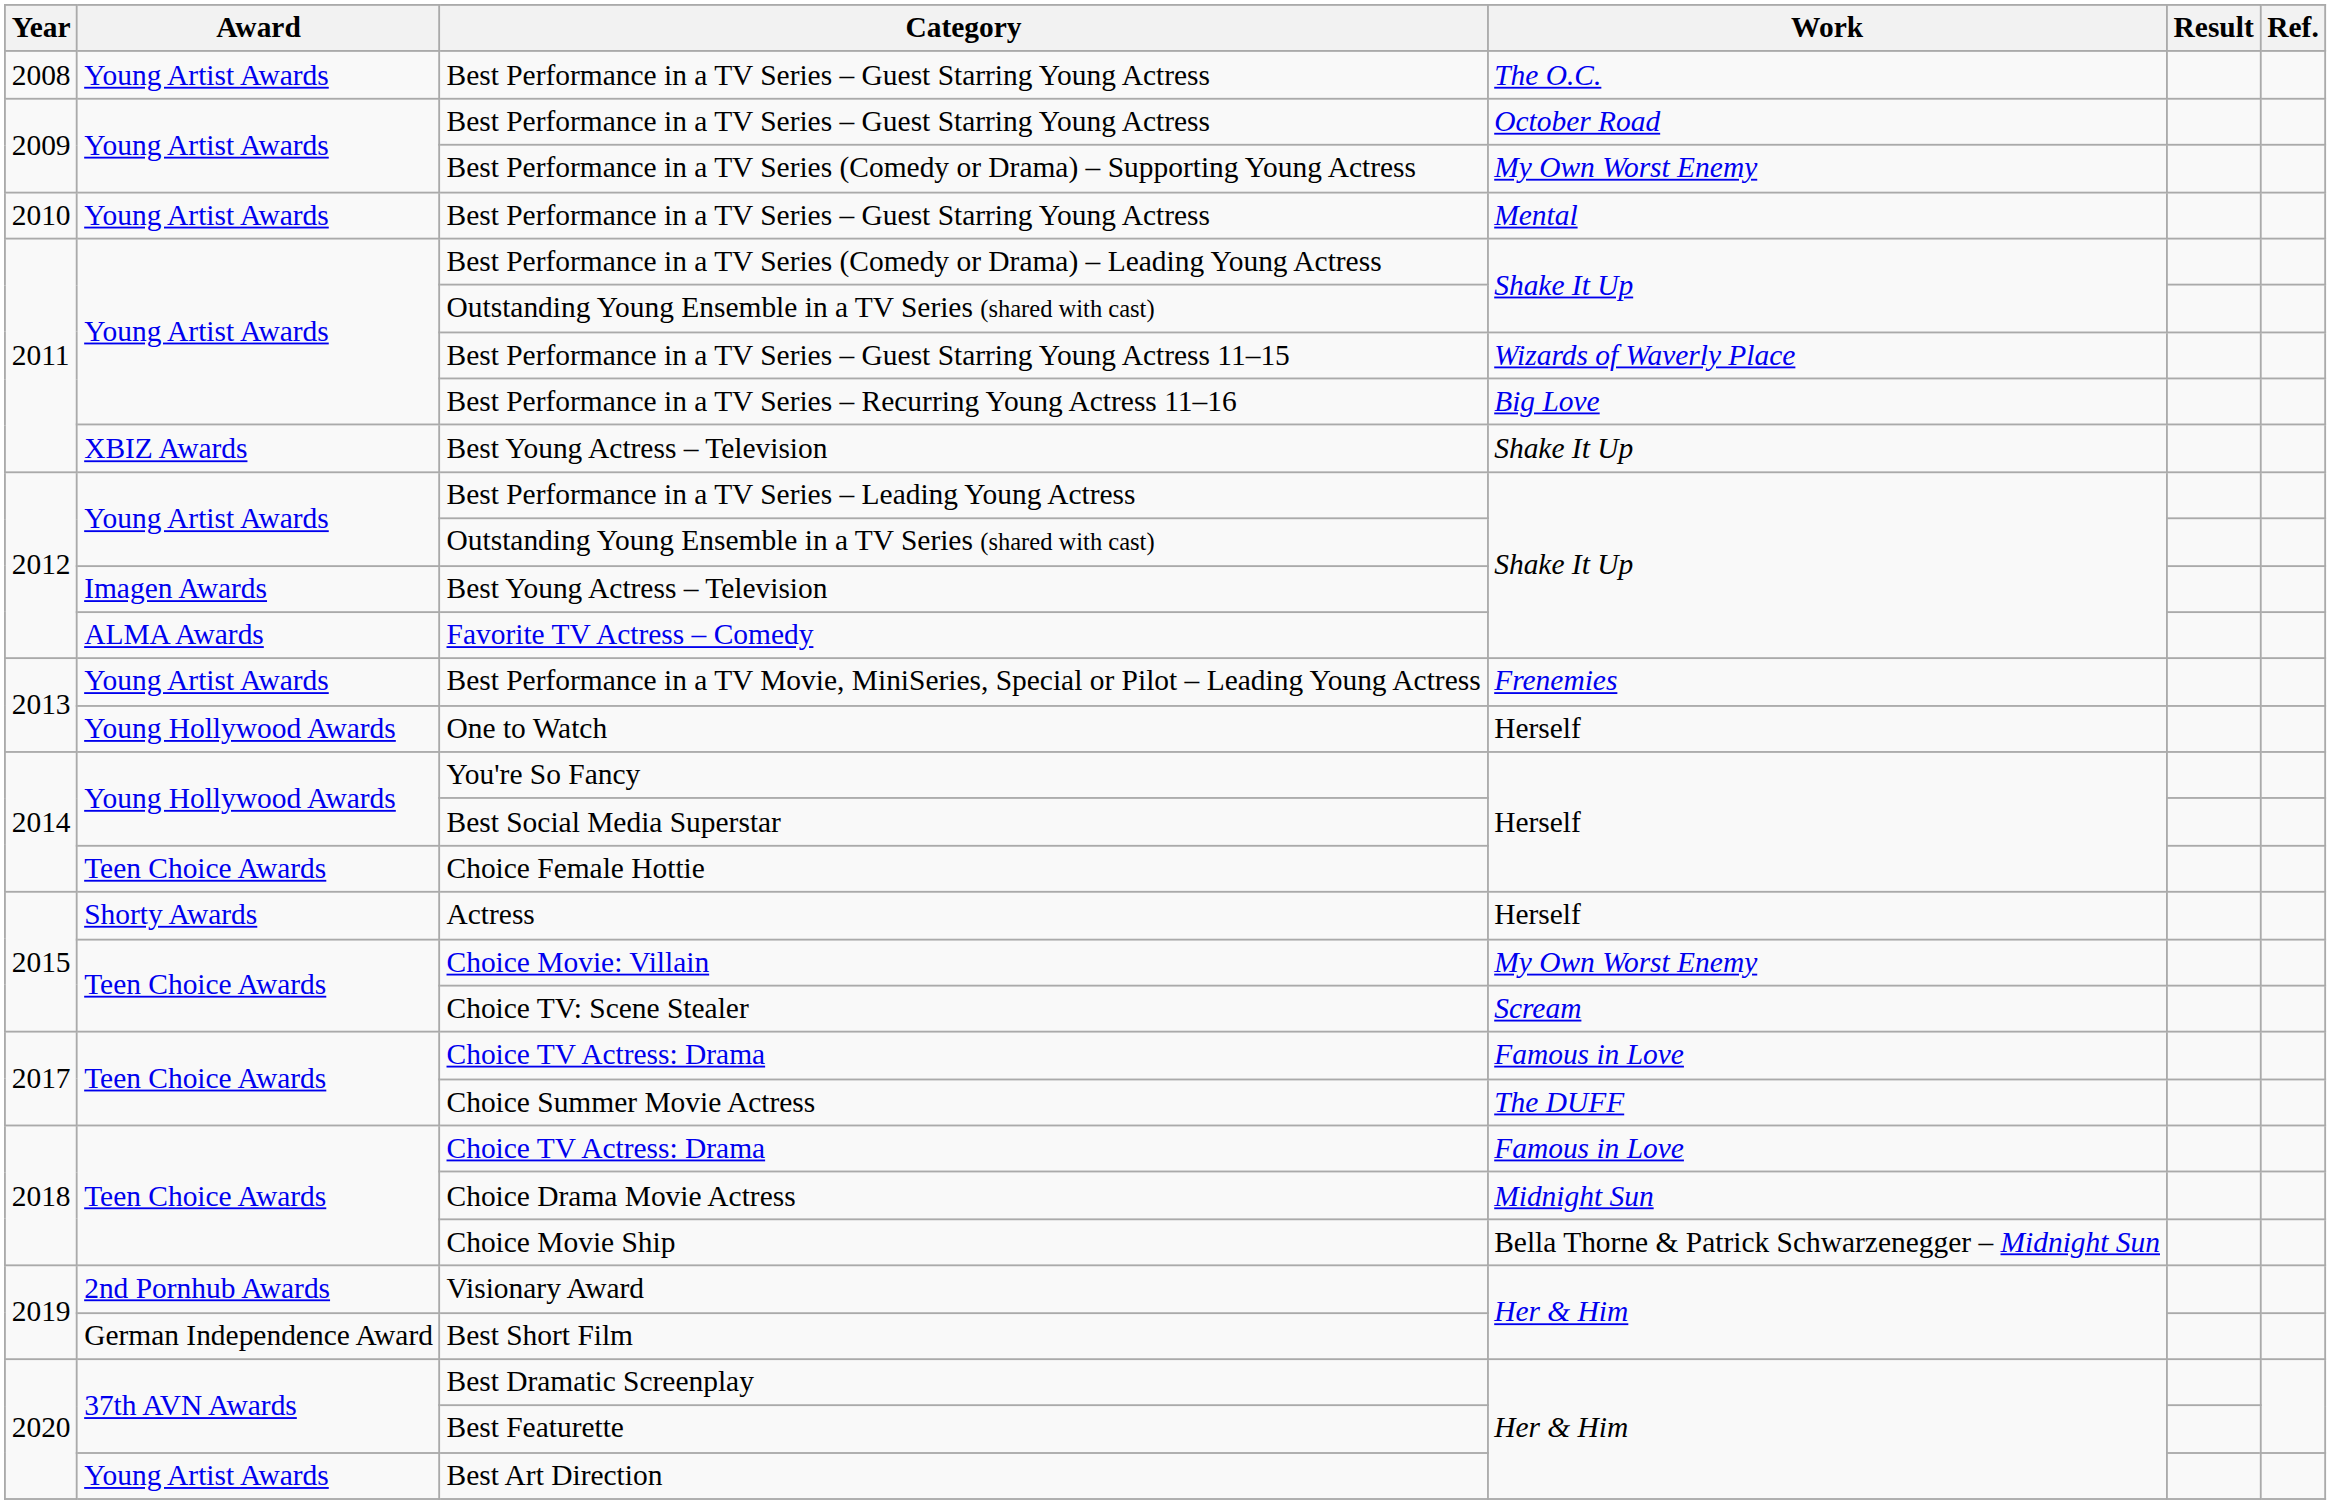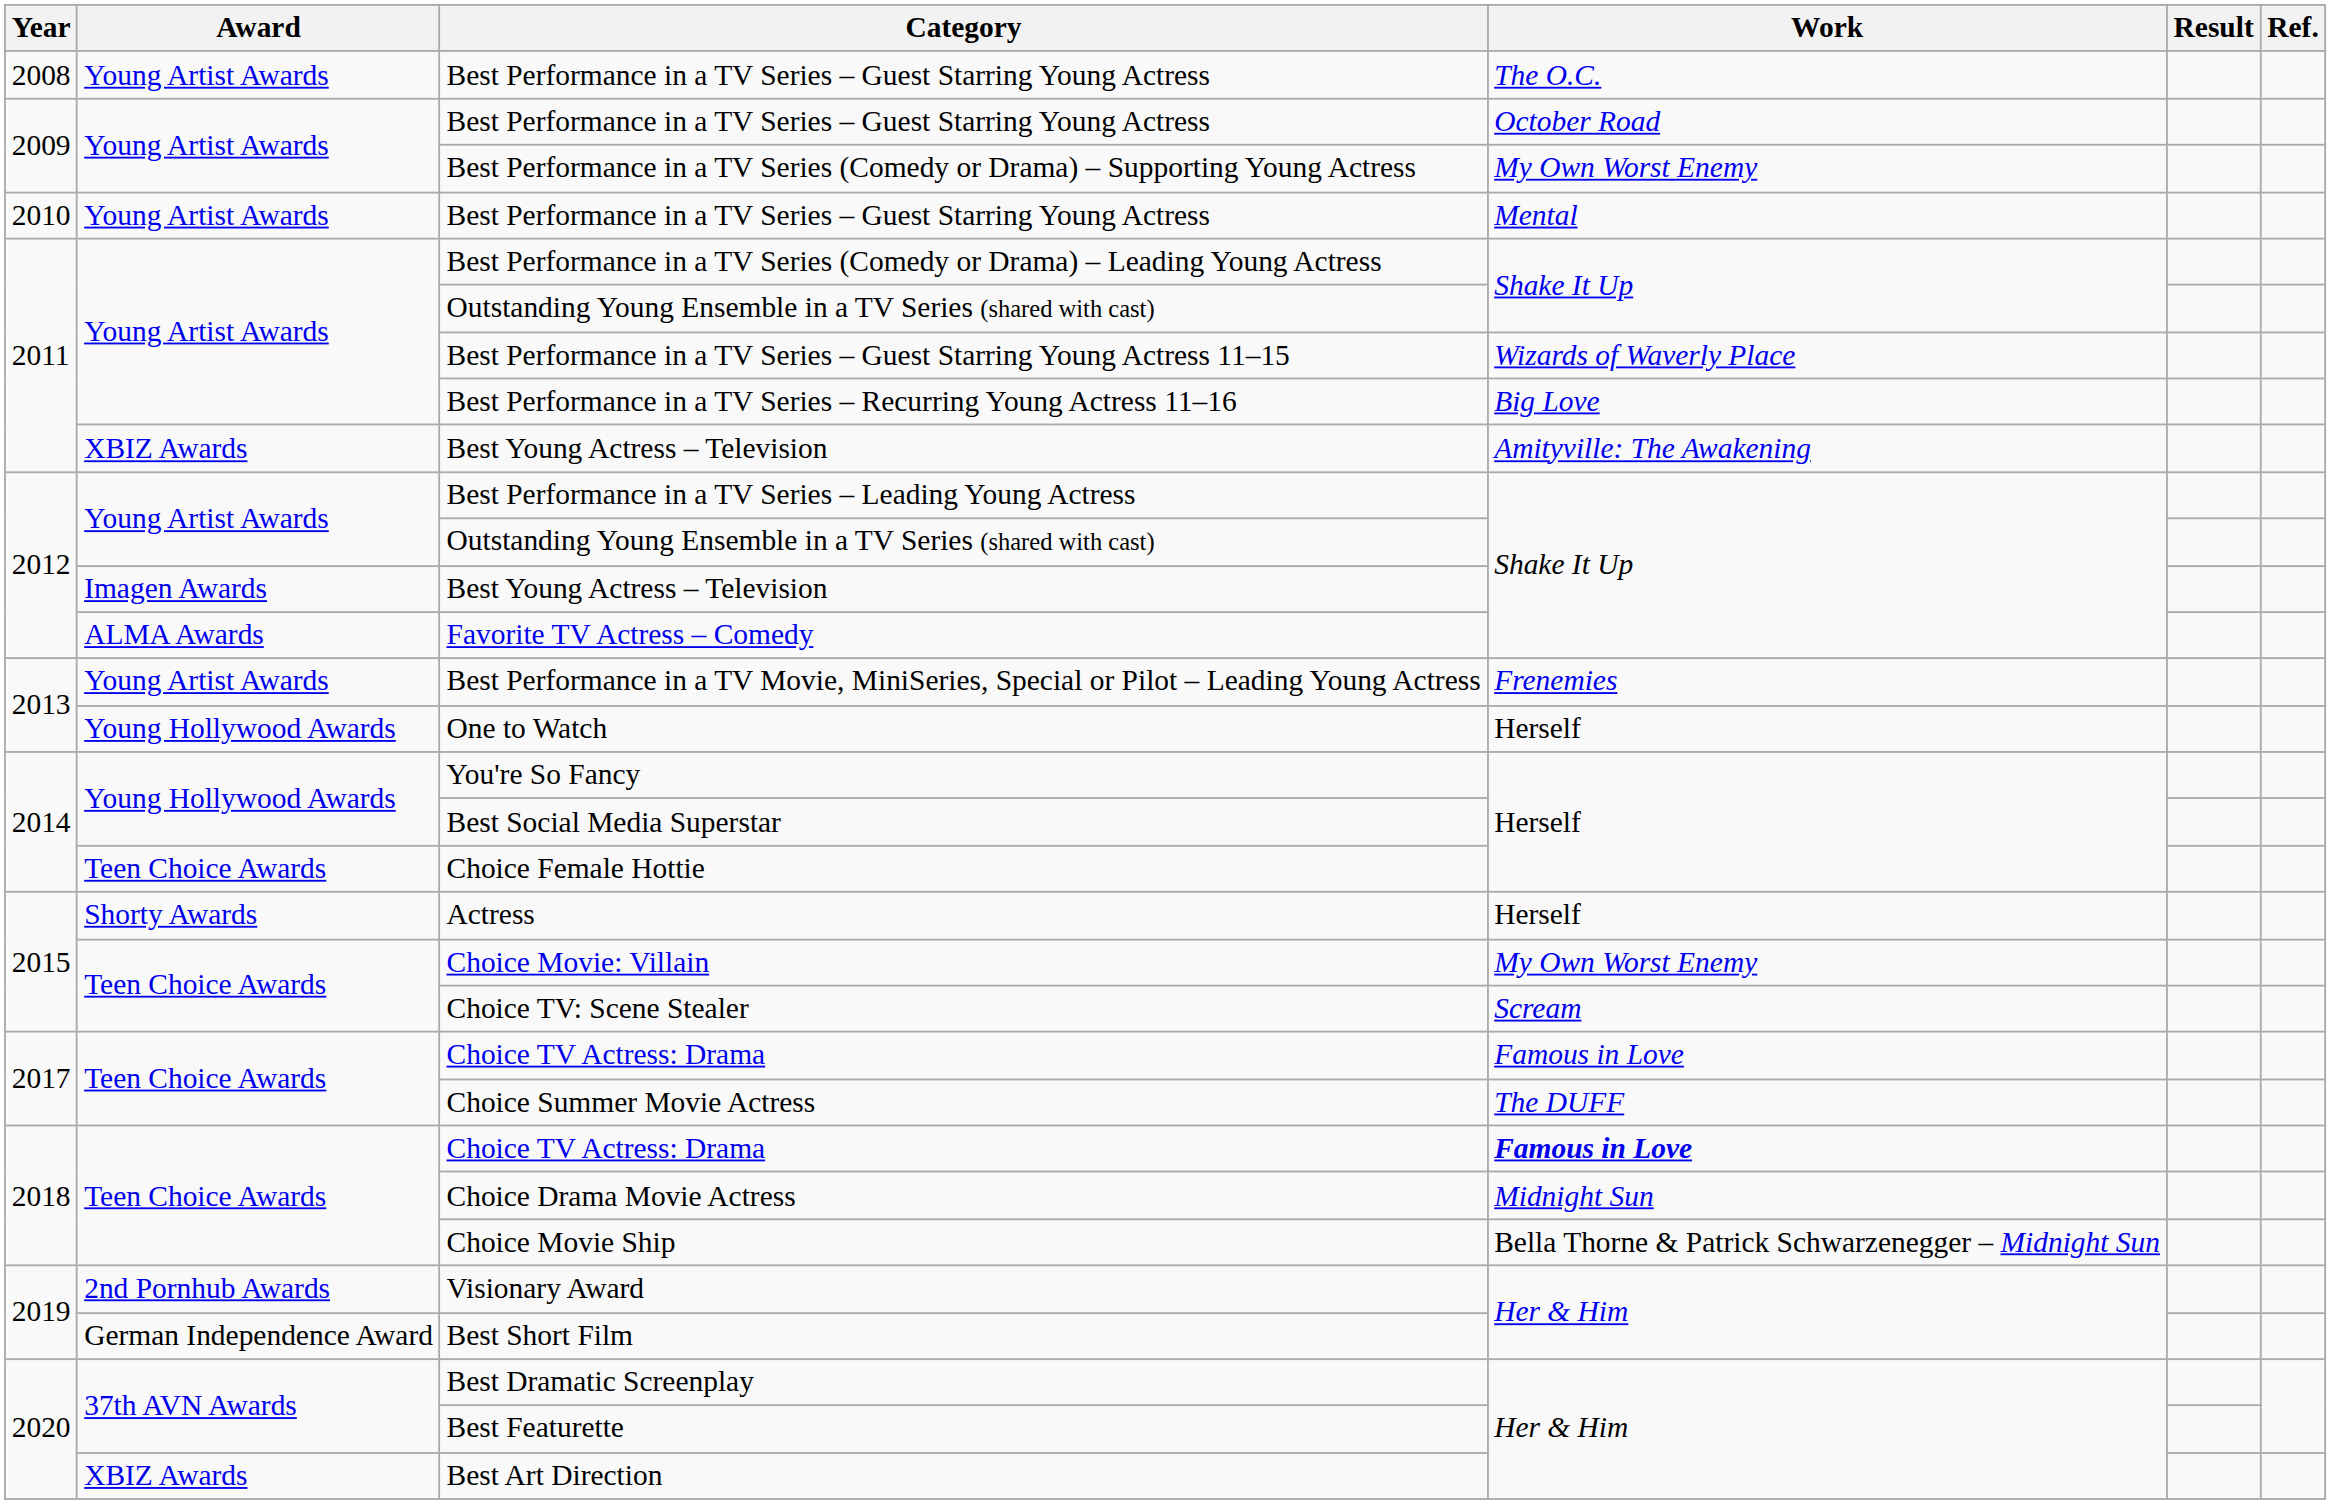(1564, 448) Shake It Up -> (1653, 448) Amityville: The Awakening
(1589, 1148) normal -> (1593, 1148) bold
(206, 1475) Young Artist Awards -> (166, 1475) XBIZ Awards
